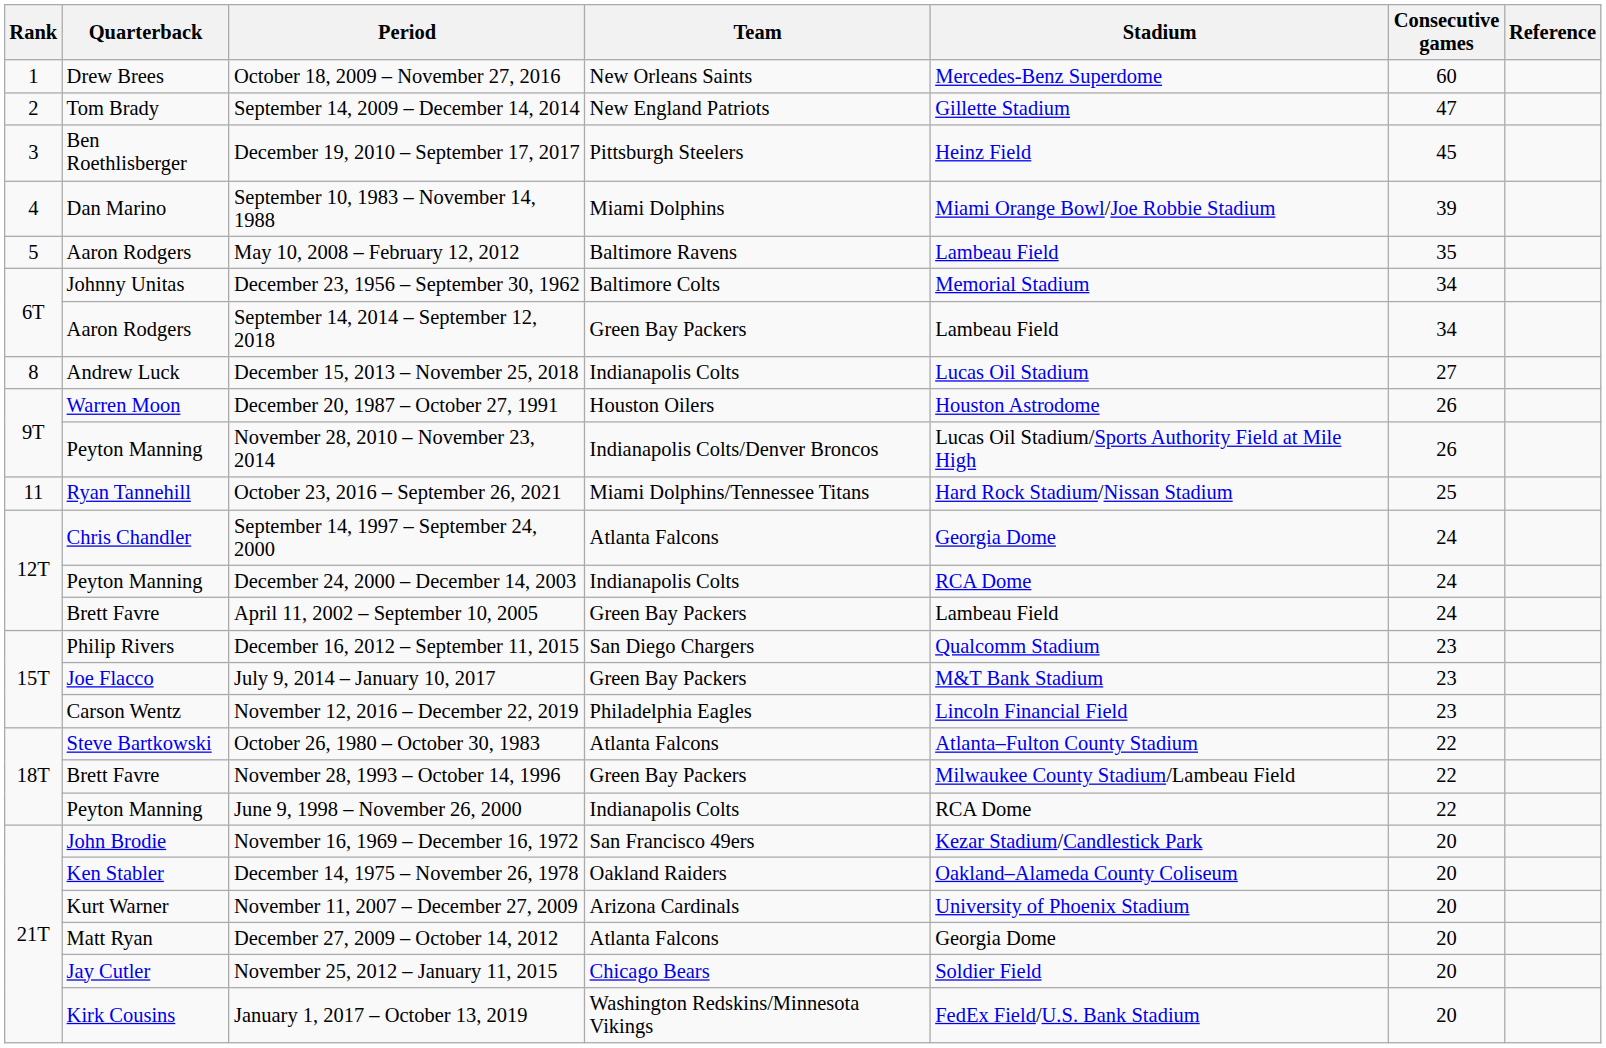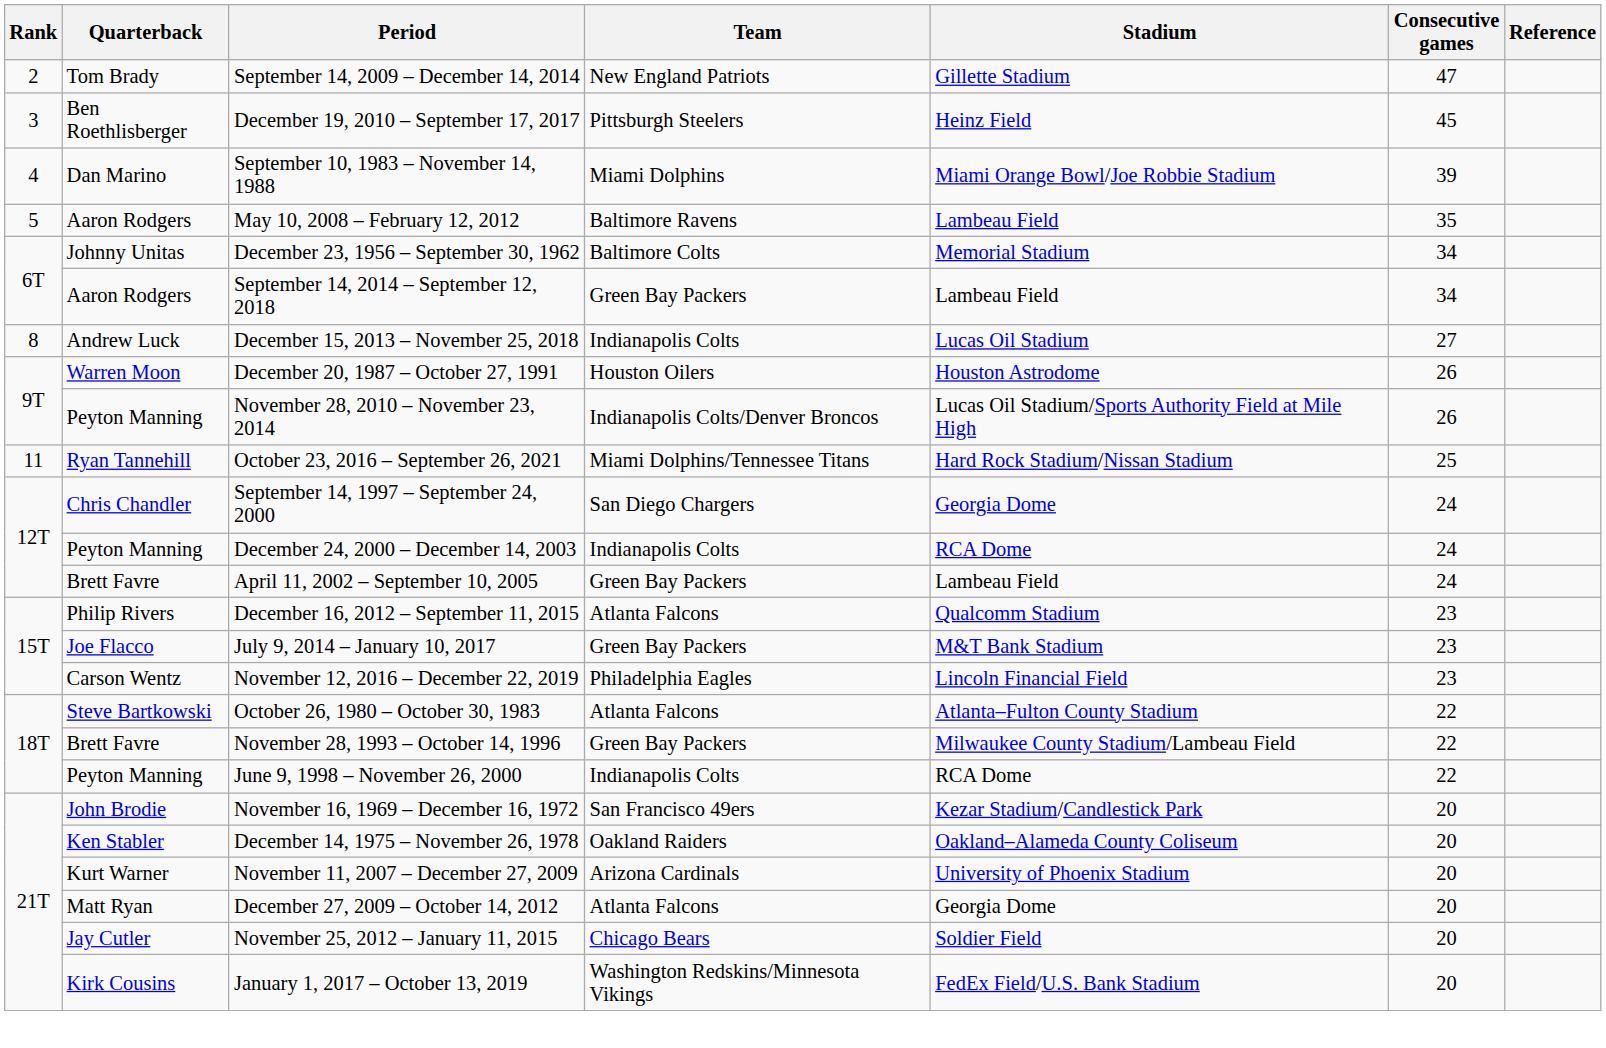- row: (397, 76)
(654, 537) Atlanta Falcons -> (672, 504) San Diego Chargers
(672, 646) San Diego Chargers -> (654, 613) Atlanta Falcons
